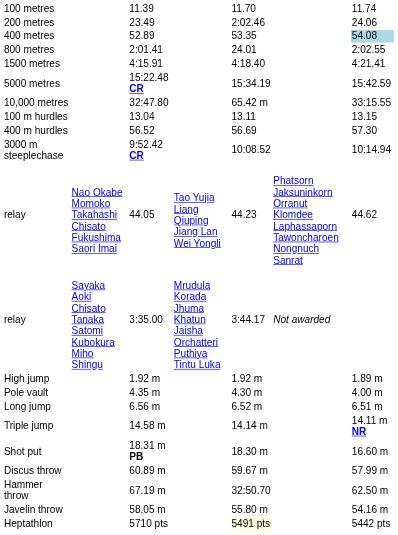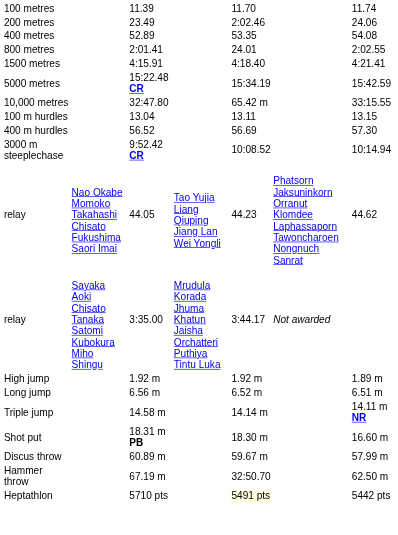(364, 36) lightblue background -> (364, 36) no background
- row: (26, 393)
- row: (33, 510)
